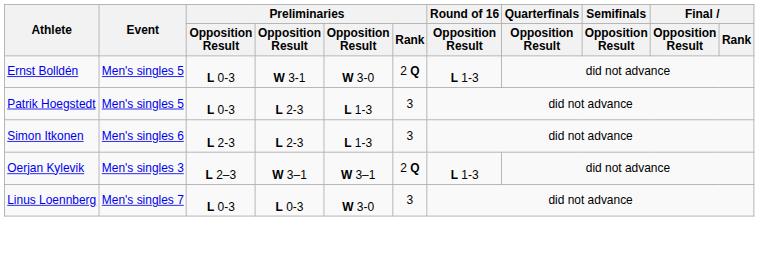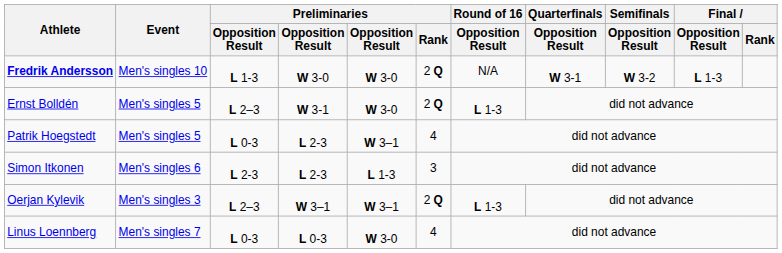+ row: (60, 72)
(221, 79) L 0-3 -> (244, 111) L 2–3
(358, 111) L 1-3 -> (382, 143) W 3–1
(410, 104) 3 -> (433, 136) 4
(410, 201) 3 -> (433, 233) 4
